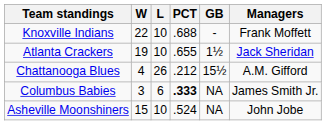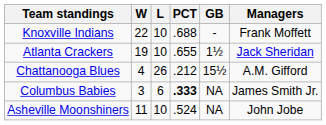(141, 110) 15 -> (141, 110) 11
